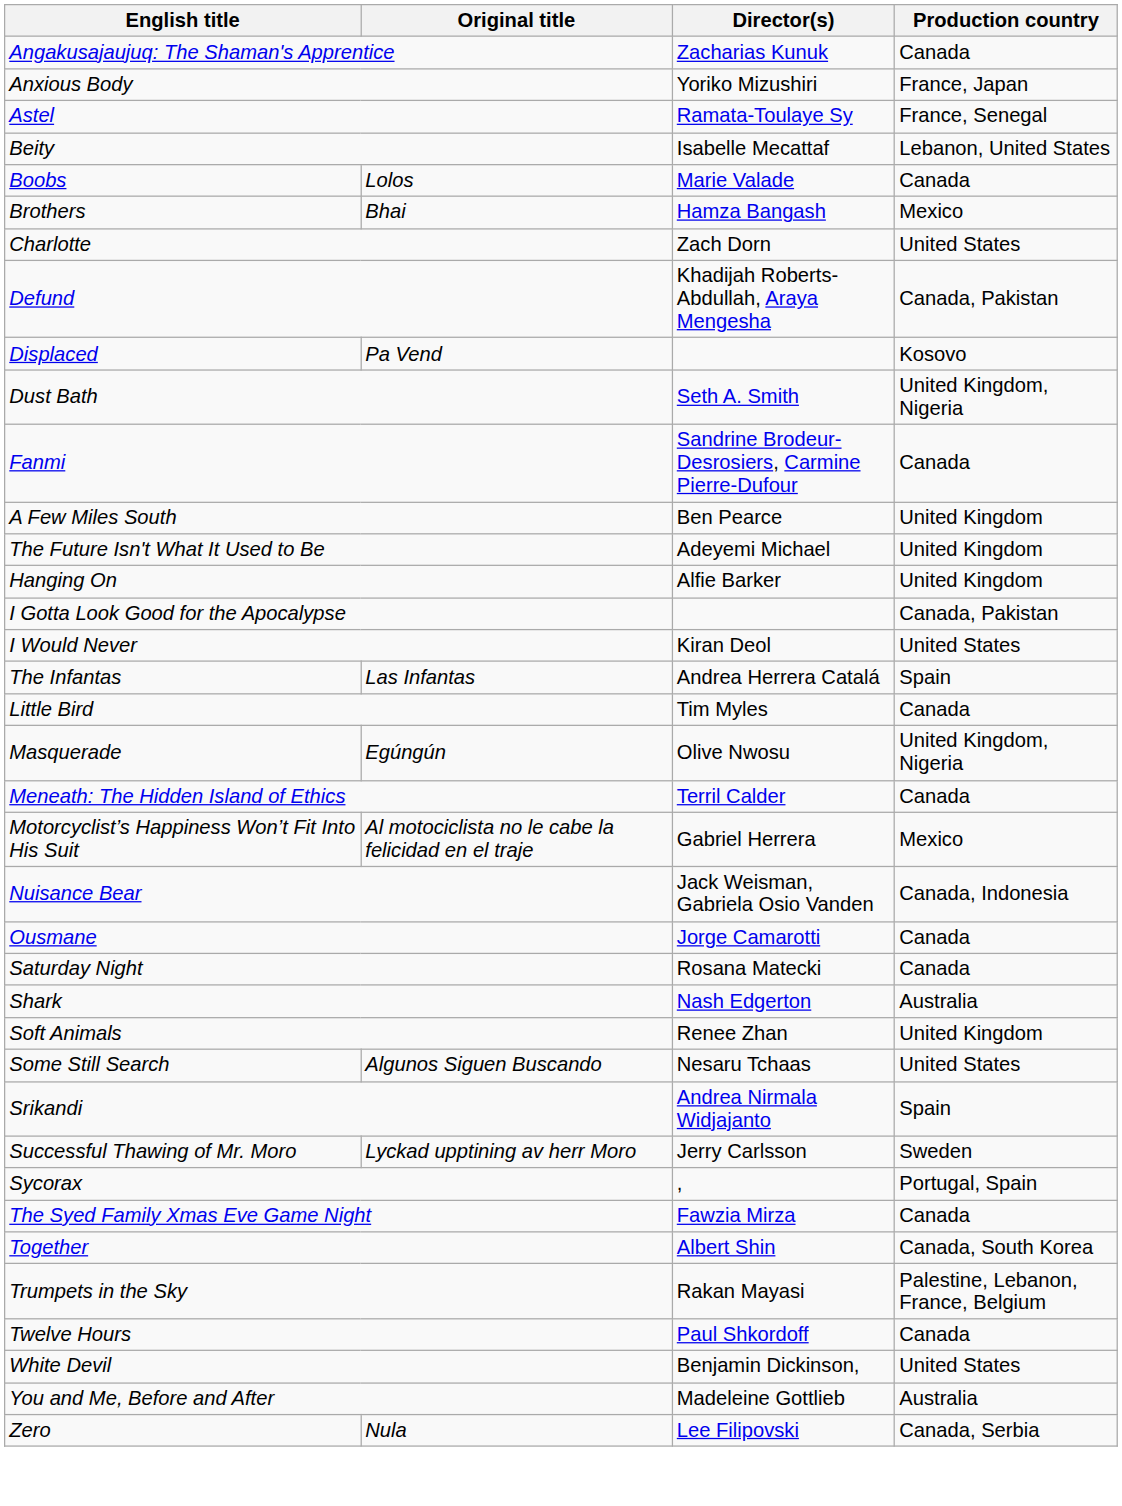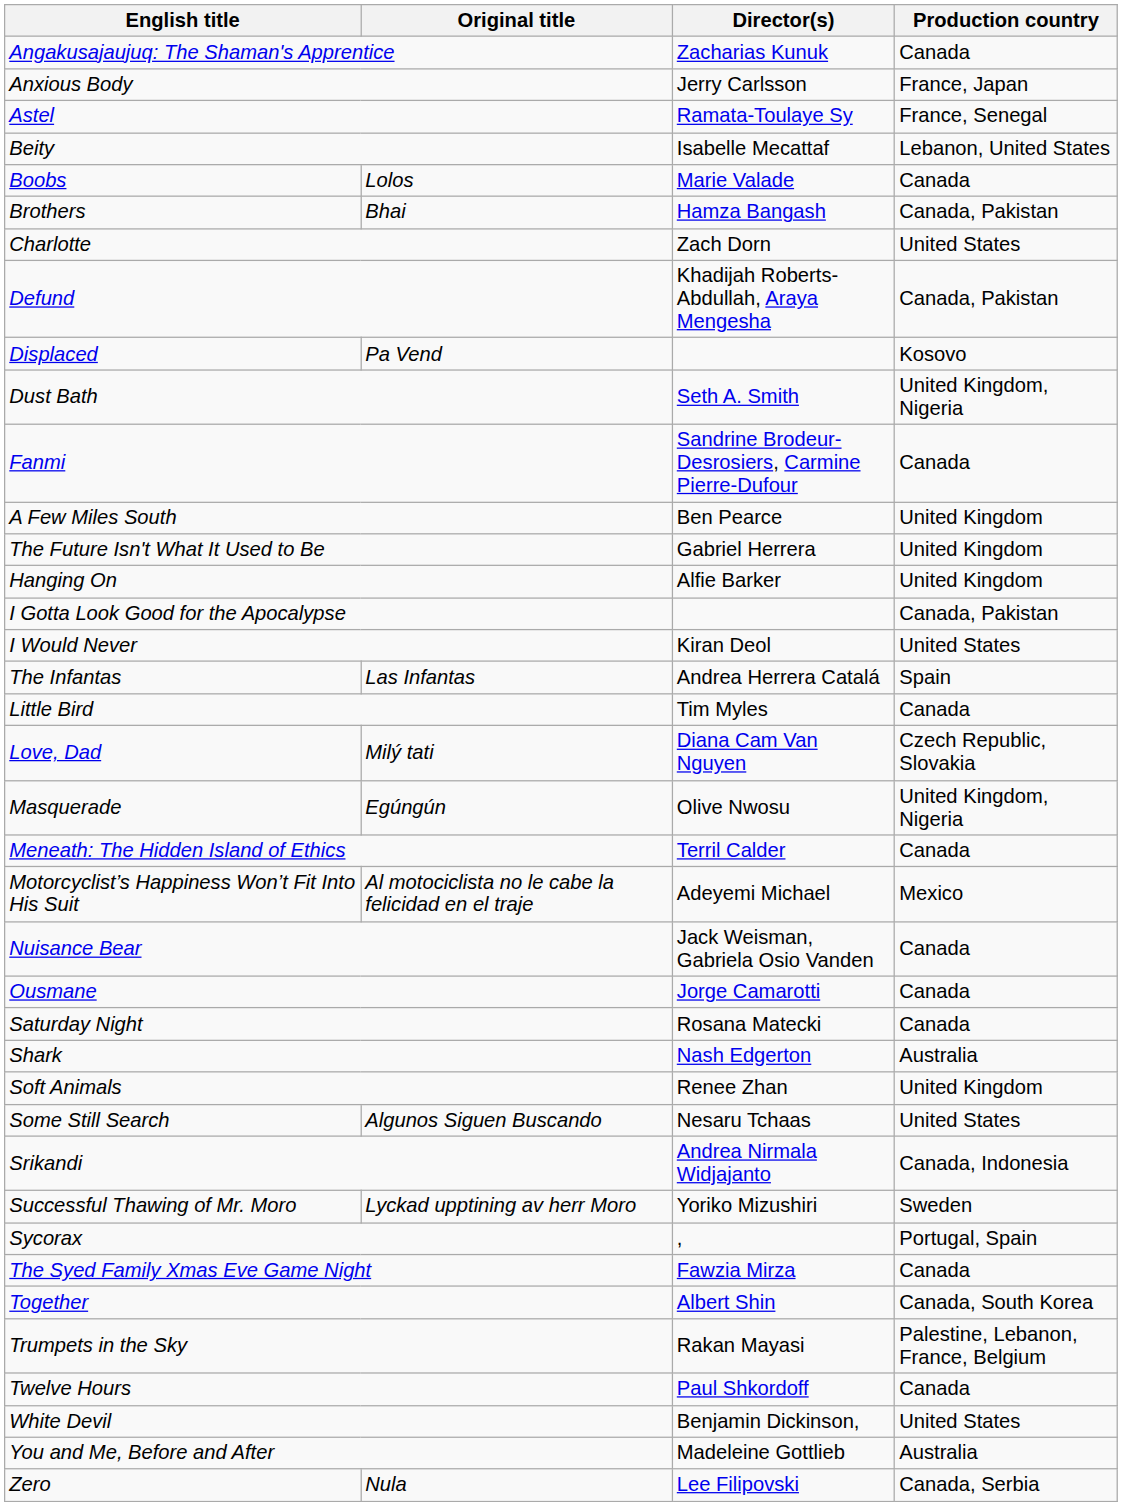(747, 84) Yoriko Mizushiri -> (742, 84) Jerry Carlsson
(931, 212) Mexico -> (979, 212) Canada, Pakistan
(754, 549) Adeyemi Michael -> (746, 549) Gabriel Herrera
+ row: (55, 752)
(746, 839) Gabriel Herrera -> (754, 893) Adeyemi Michael
(984, 893) Canada, Indonesia -> (935, 948) Canada
(925, 1108) Spain -> (984, 1163) Canada, Indonesia
(742, 1151) Jerry Carlsson -> (747, 1206) Yoriko Mizushiri
